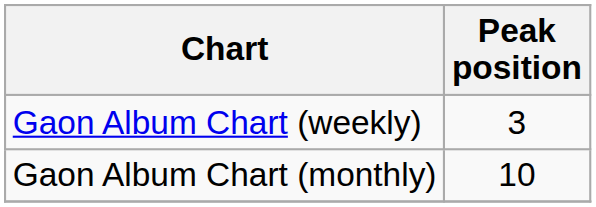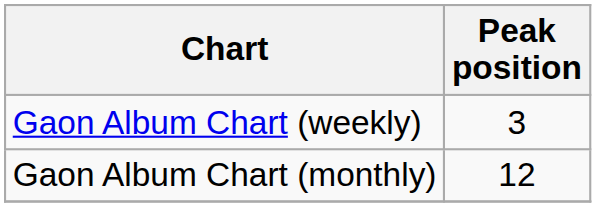(517, 174) 10 -> (517, 174) 12
